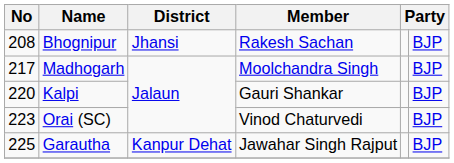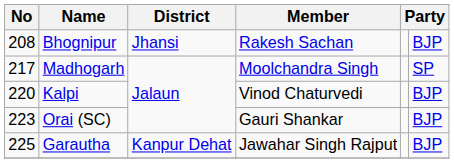(427, 68) BJP -> (423, 68) SP
(291, 94) Gauri Shankar -> (301, 94) Vinod Chaturvedi
(301, 119) Vinod Chaturvedi -> (291, 119) Gauri Shankar
